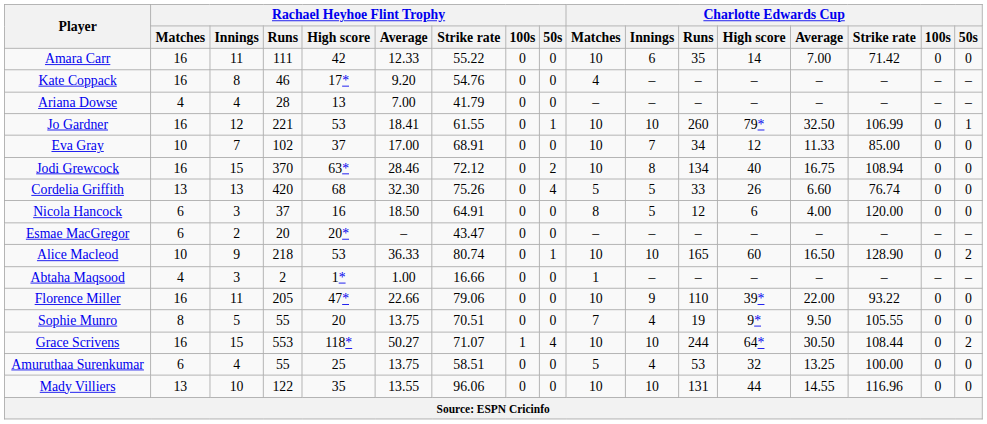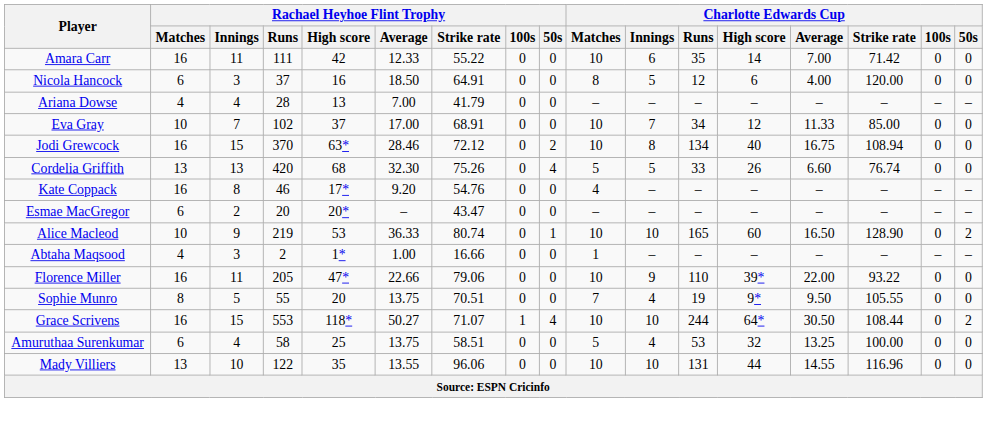rows swapped: (78, 80) <-> (78, 211)
- row: (78, 124)
(283, 255) 218 -> (283, 233) 219
(283, 364) 55 -> (283, 342) 58
